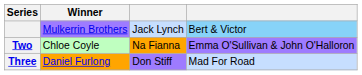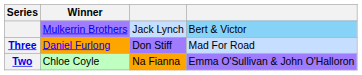rows swapped: (22, 46) <-> (22, 62)
